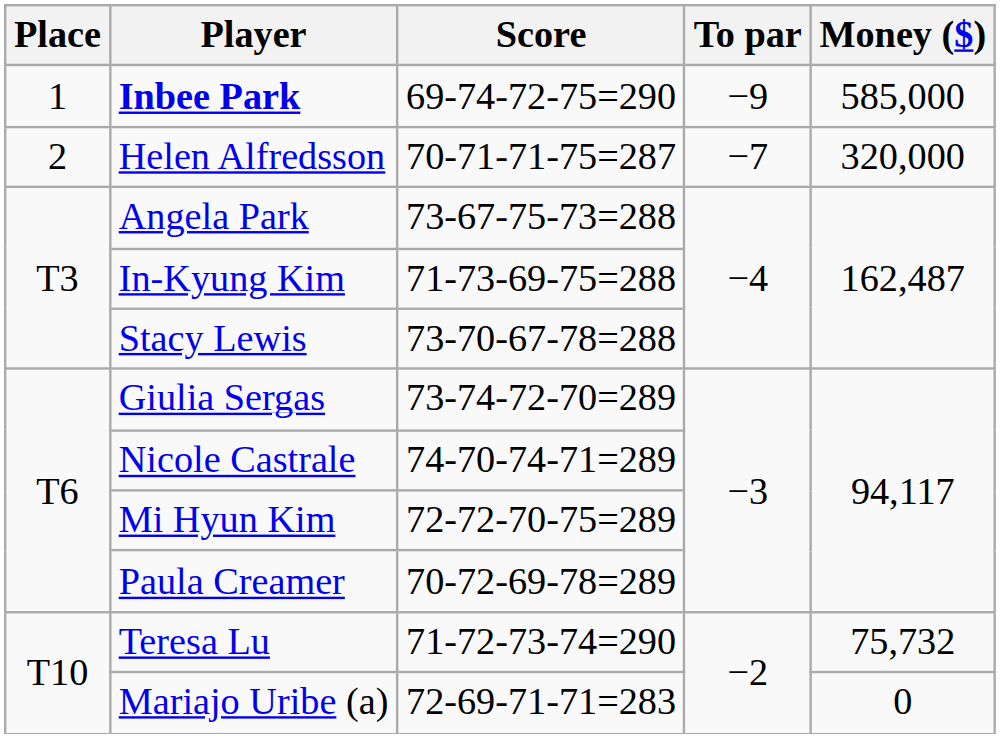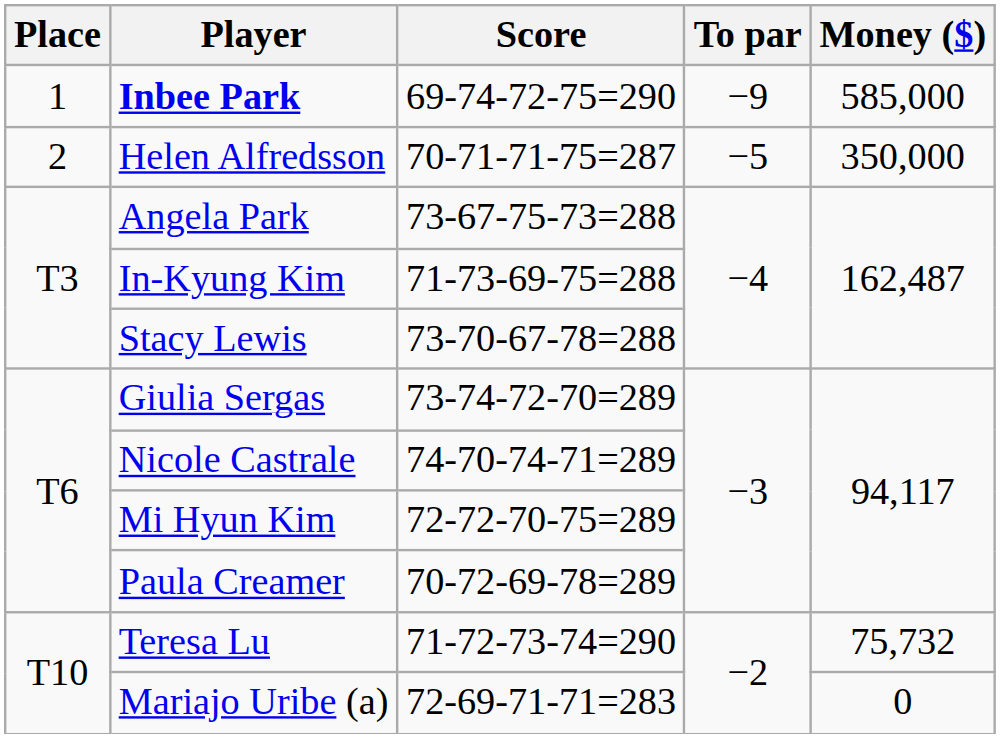(748, 156) −7 -> (748, 156) −5
(903, 156) 320,000 -> (903, 156) 350,000
